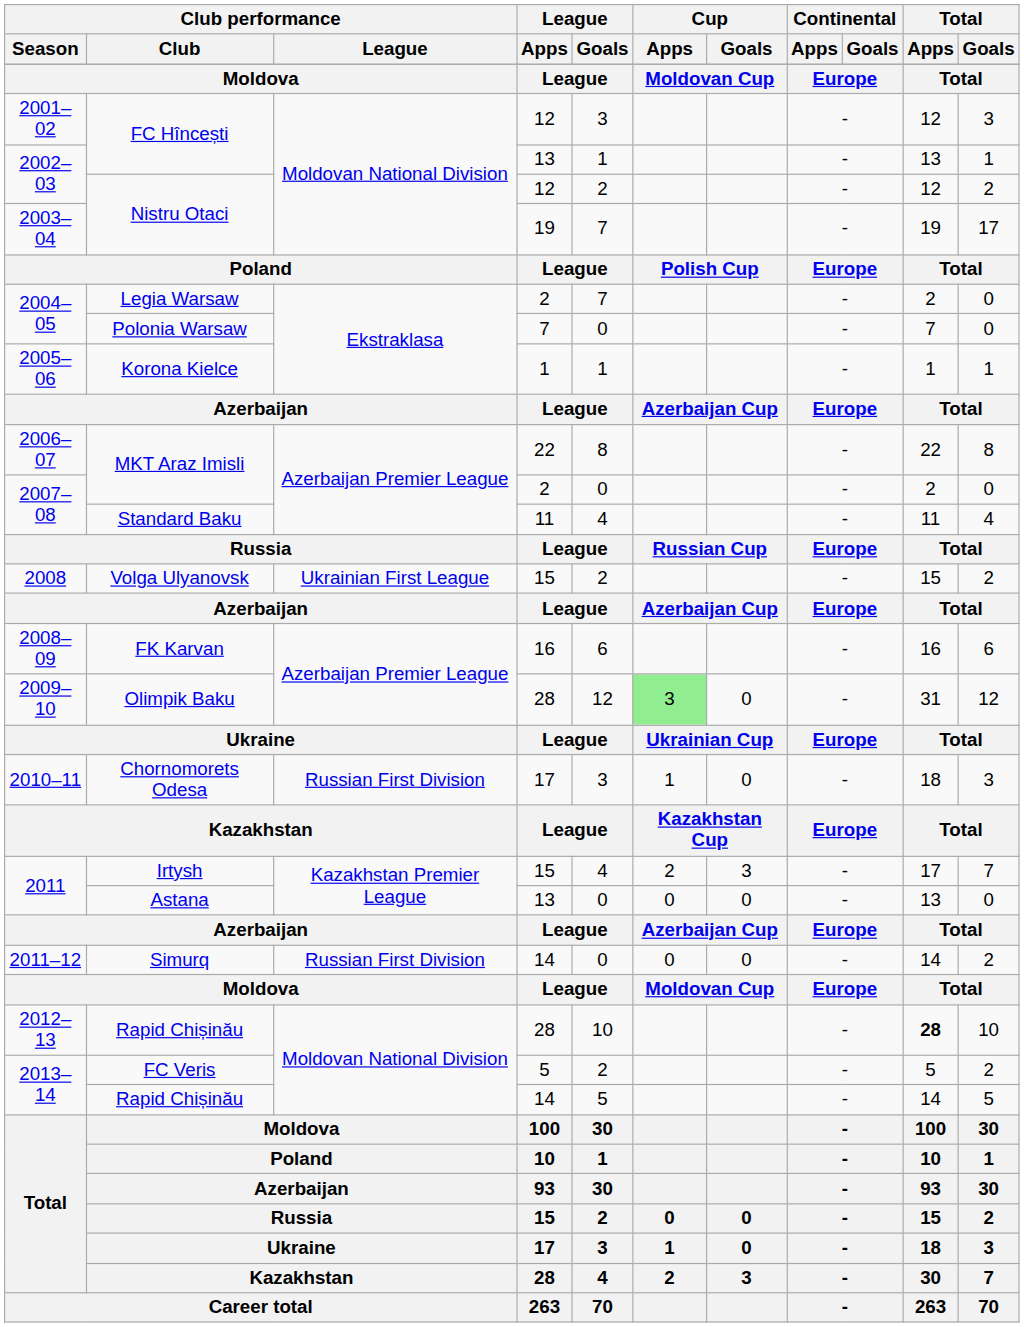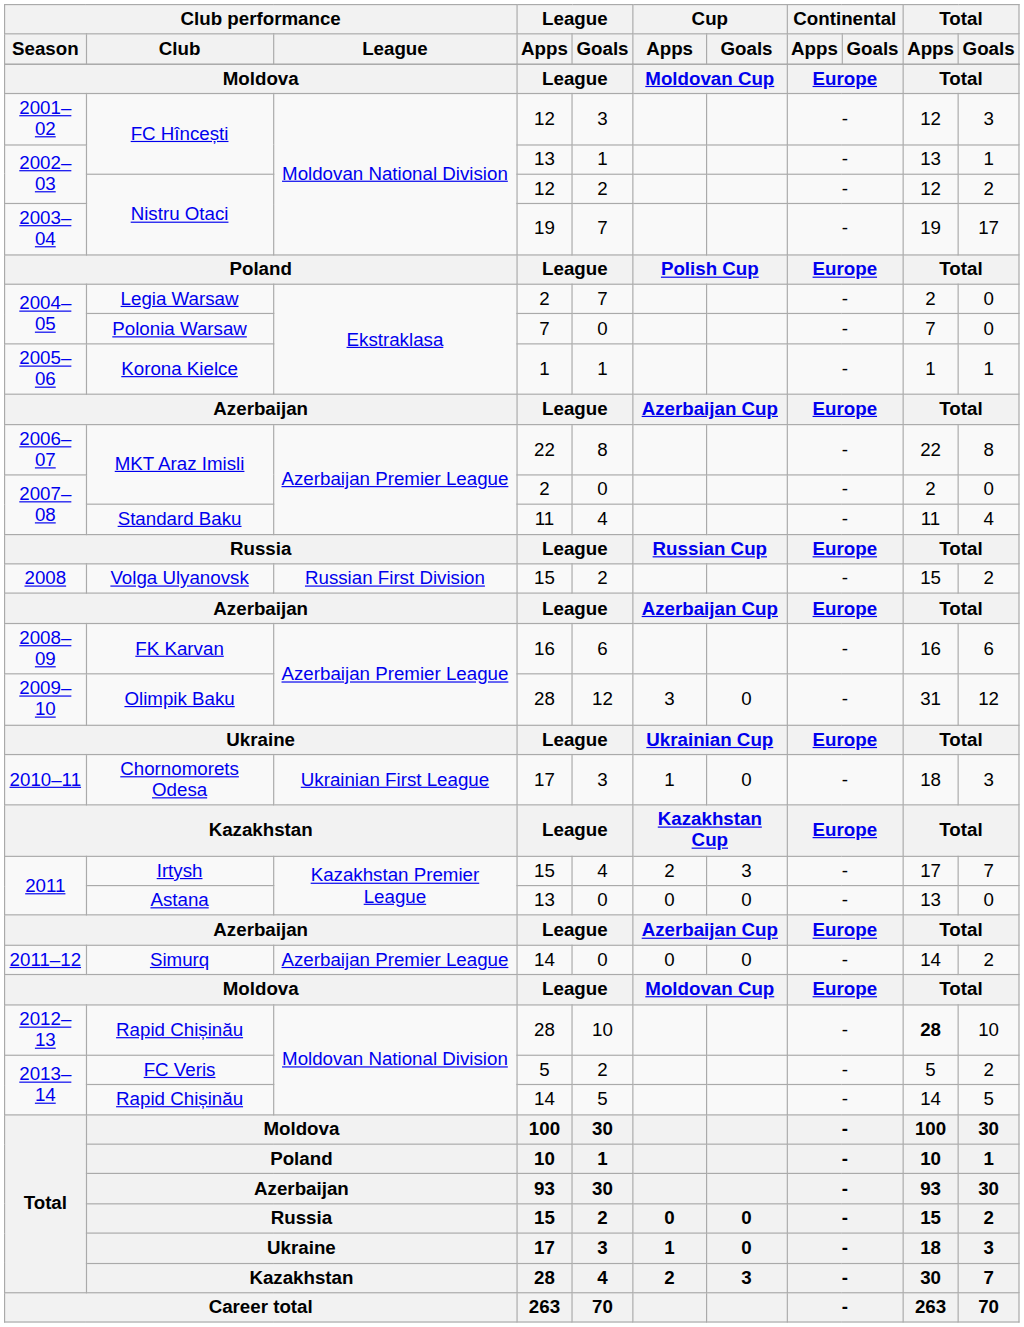(395, 578) Ukrainian First League -> (395, 578) Russian First Division
(670, 699) lightgreen background -> (670, 699) no background
(395, 779) Russian First Division -> (395, 779) Ukrainian First League
(395, 959) Russian First Division -> (395, 959) Azerbaijan Premier League
